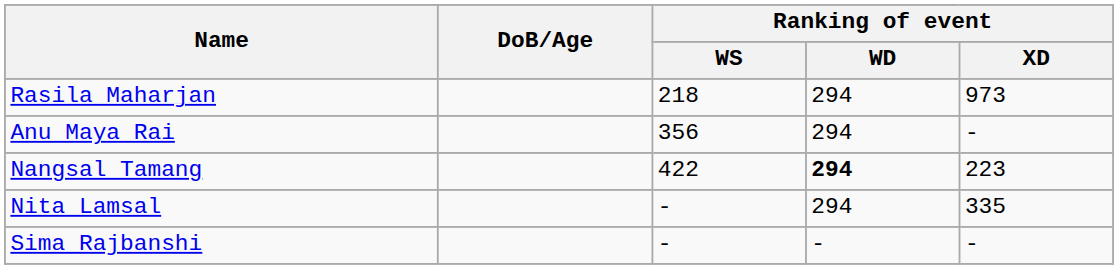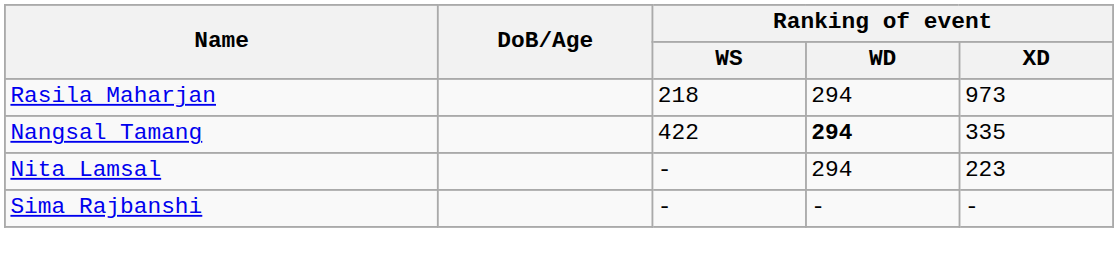- row: (93, 134)
(985, 171) 223 -> (985, 134) 335
(985, 208) 335 -> (985, 171) 223
